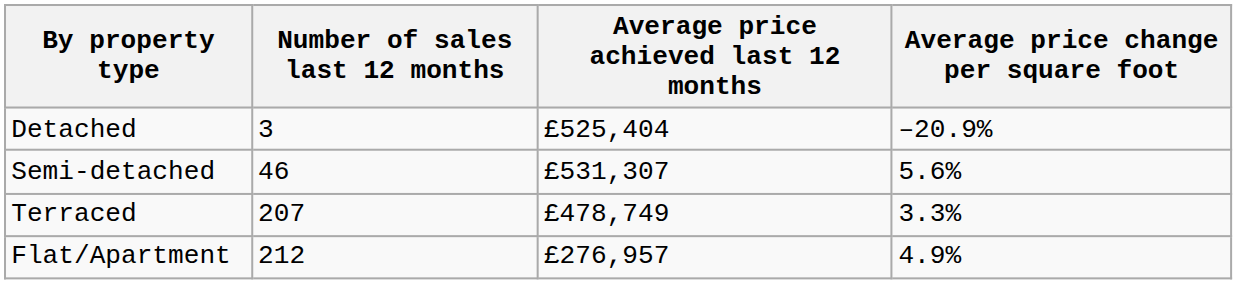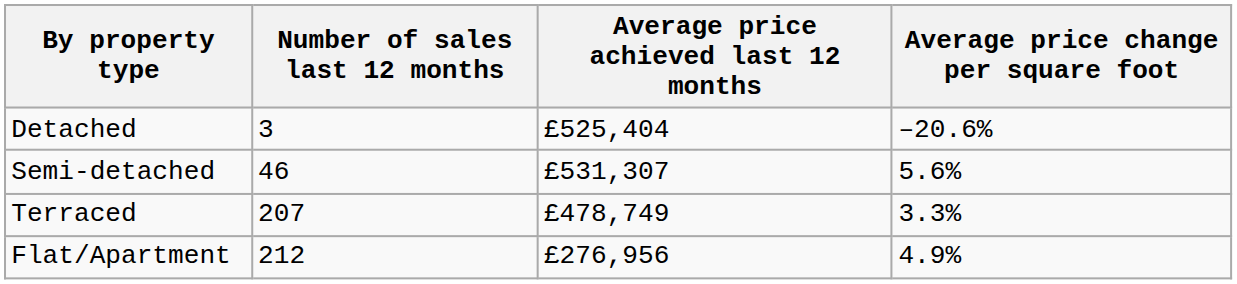(945, 129) –20.9% -> (945, 129) –20.6%
(607, 257) £276,957 -> (607, 257) £276,956
